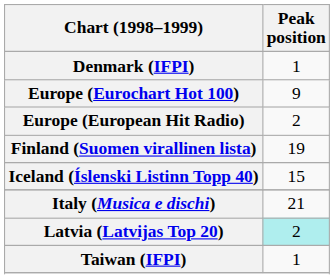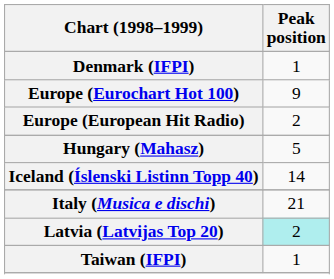- row: (134, 148)
+ row: (134, 148)
(296, 176) 15 -> (296, 176) 14
